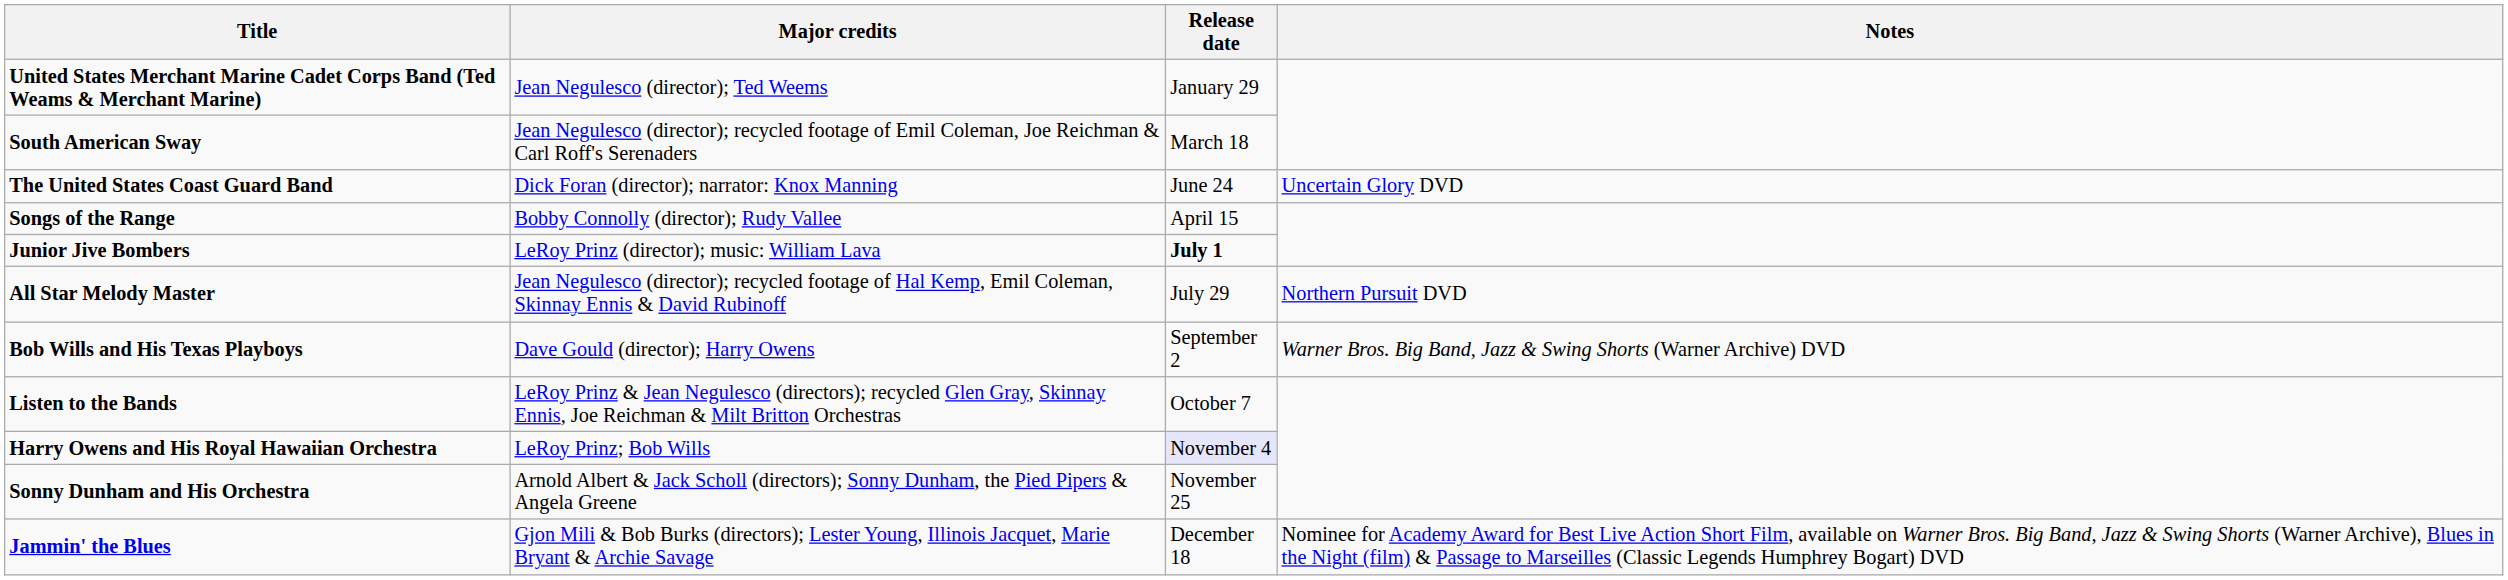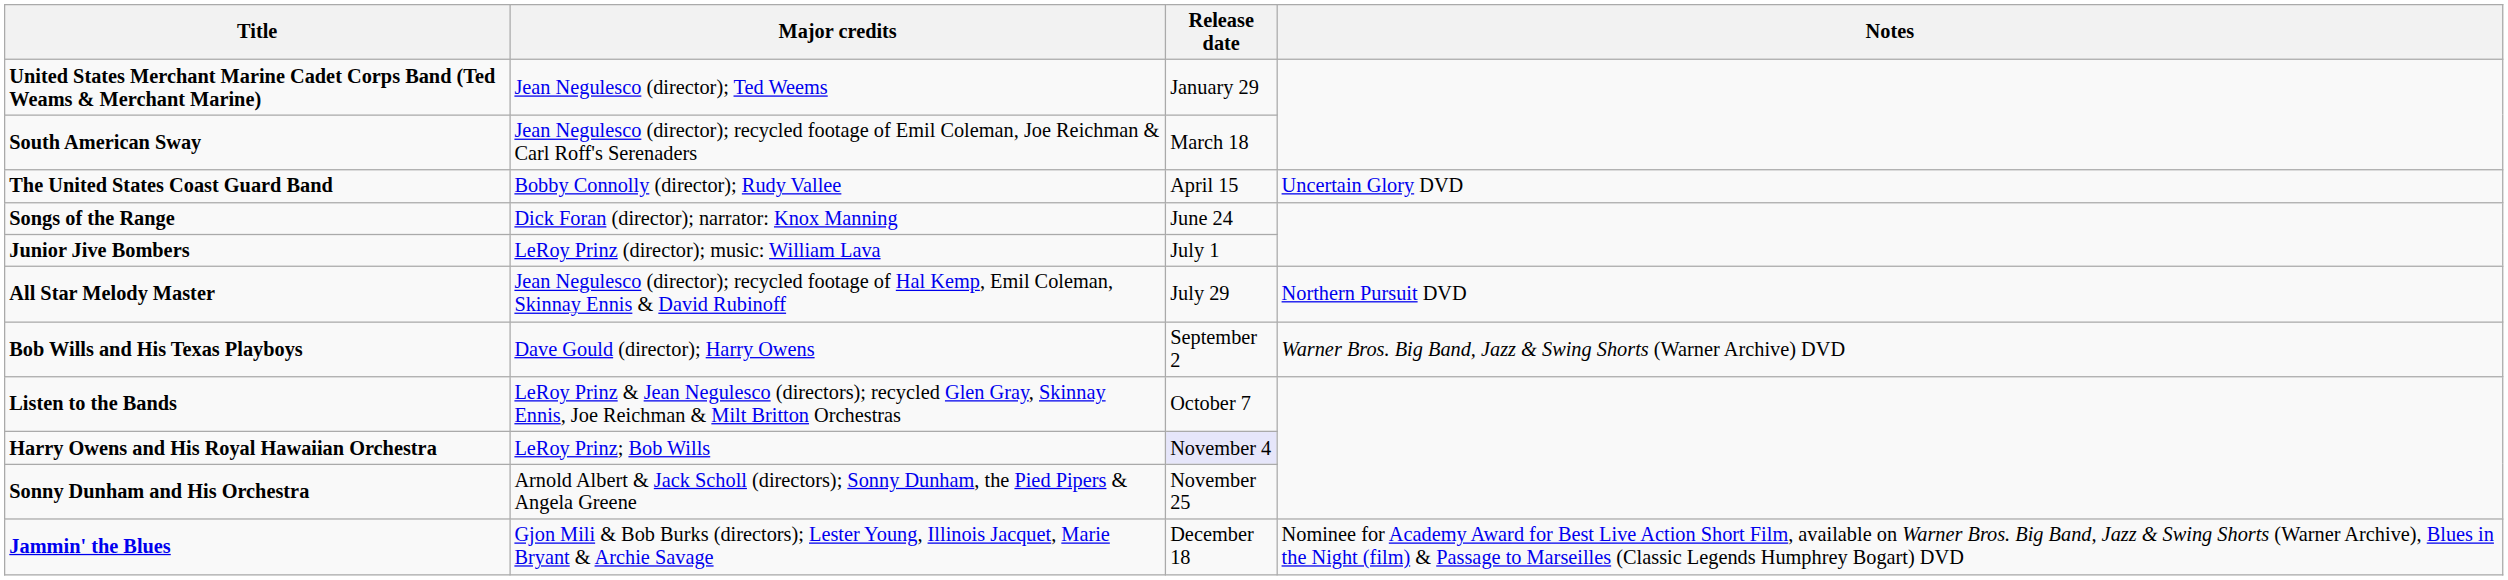(706, 185) Dick Foran (director); narrator: Knox Manning -> (678, 185) Bobby Connolly (director); Rudy Vallee
(1202, 185) June 24 -> (1204, 185) April 15
(678, 218) Bobby Connolly (director); Rudy Vallee -> (706, 218) Dick Foran (director); narrator: Knox Manning
(1204, 218) April 15 -> (1202, 218) June 24
(1196, 250) bold -> (1195, 250) normal
